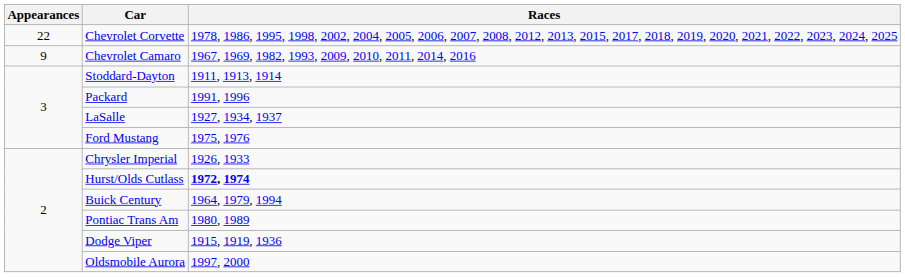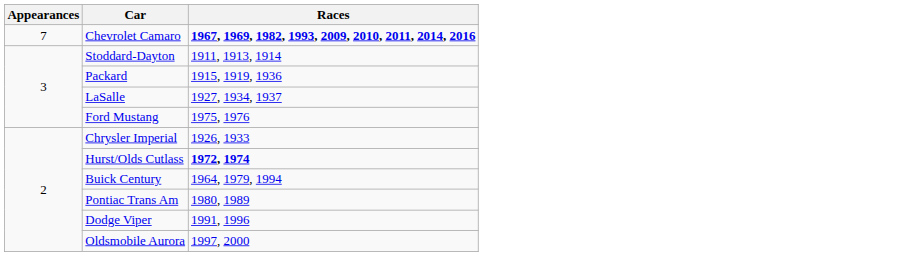- row: (135, 35)
(43, 55) 9 -> (43, 35) 7
(333, 55) normal -> (333, 35) bold
(220, 96) 1991, 1996 -> (236, 76) 1915, 1919, 1936
(236, 240) 1915, 1919, 1936 -> (220, 220) 1991, 1996
